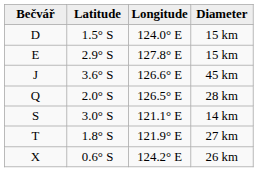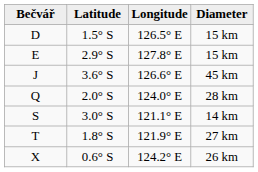(160, 34) 124.0° E -> (160, 34) 126.5° E
(160, 95) 126.5° E -> (160, 95) 124.0° E
